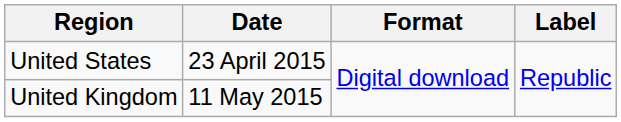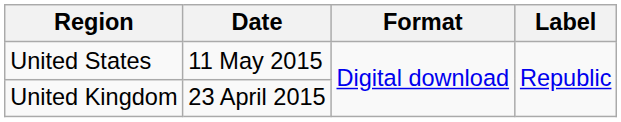(257, 60) 23 April 2015 -> (255, 60) 11 May 2015
(255, 97) 11 May 2015 -> (257, 97) 23 April 2015
